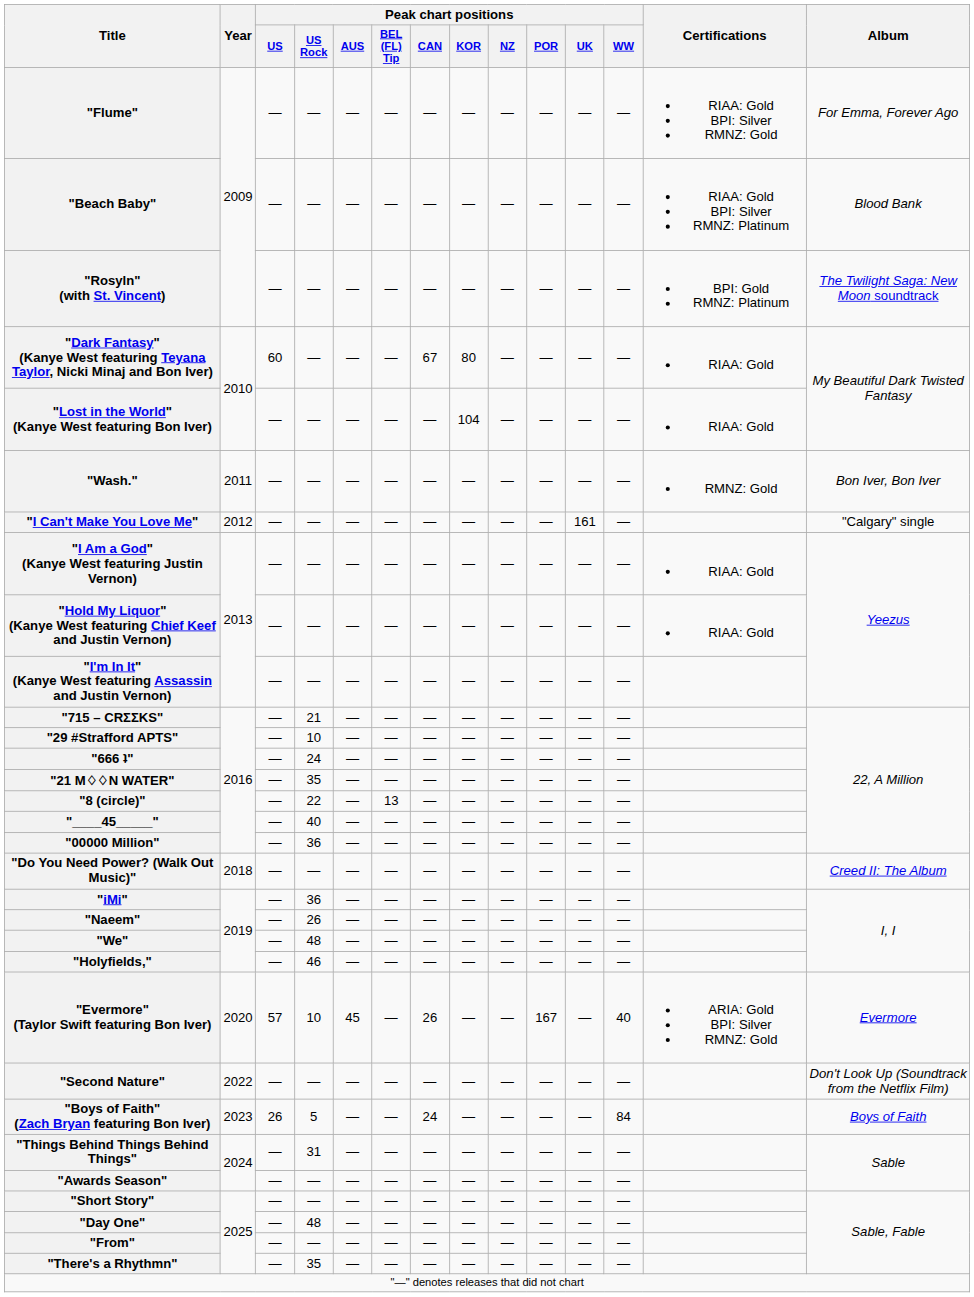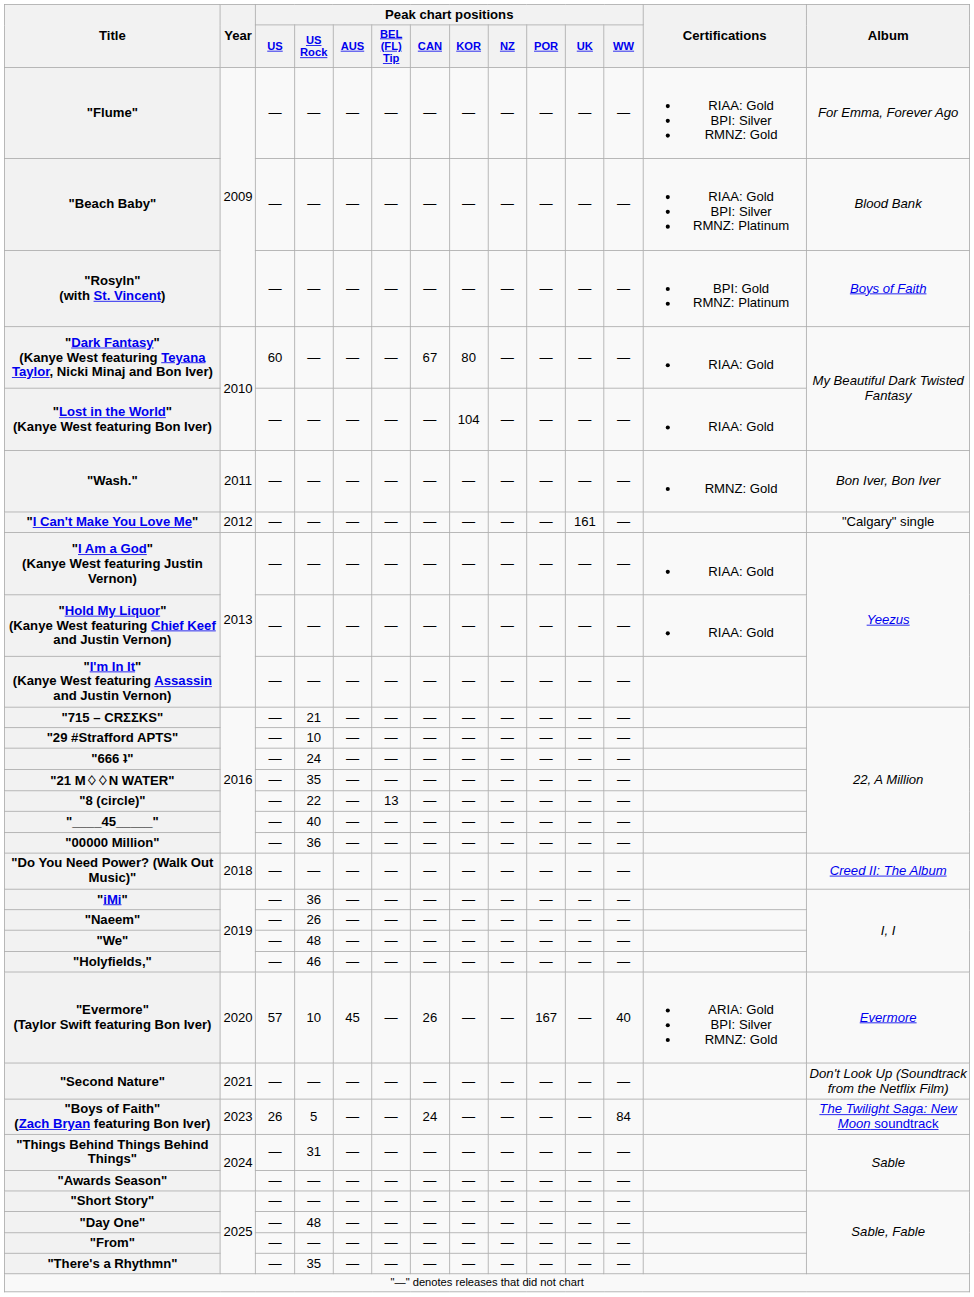(888, 288) The Twilight Saga: New Moon soundtrack -> (888, 288) Boys of Faith
(238, 1081) 2022 -> (238, 1081) 2021
(888, 1116) Boys of Faith -> (888, 1116) The Twilight Saga: New Moon soundtrack
